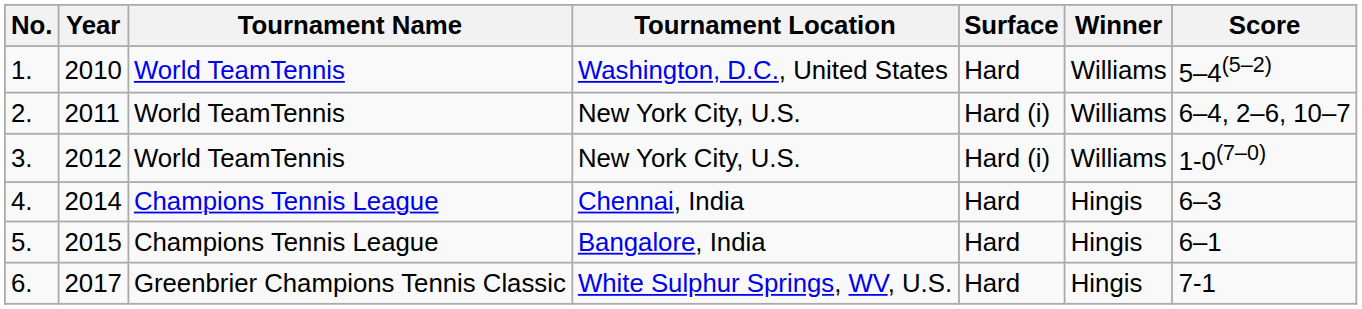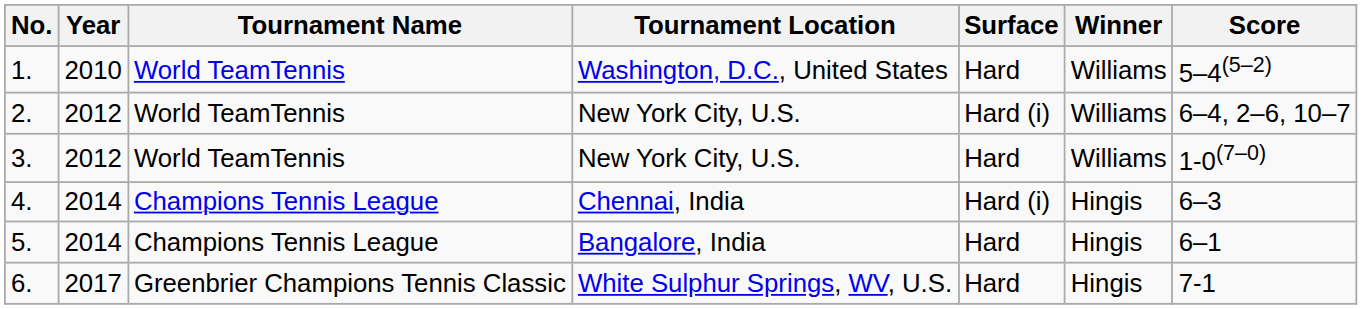(92, 114) 2011 -> (93, 114) 2012
(1007, 158) Hard (i) -> (992, 158) Hard
(992, 202) Hard -> (1007, 202) Hard (i)
(93, 243) 2015 -> (93, 243) 2014
